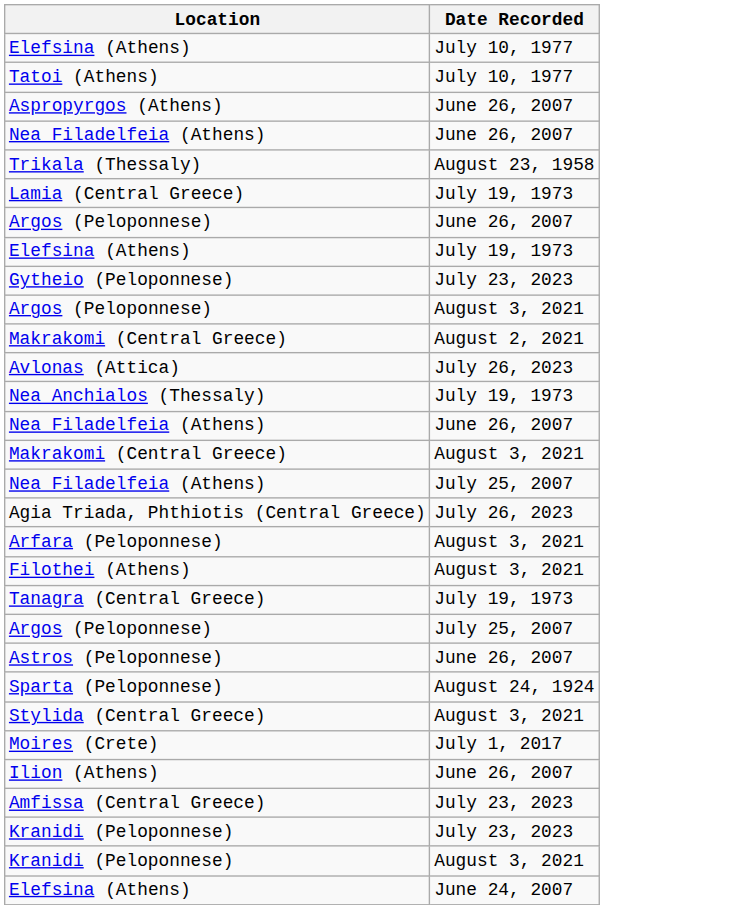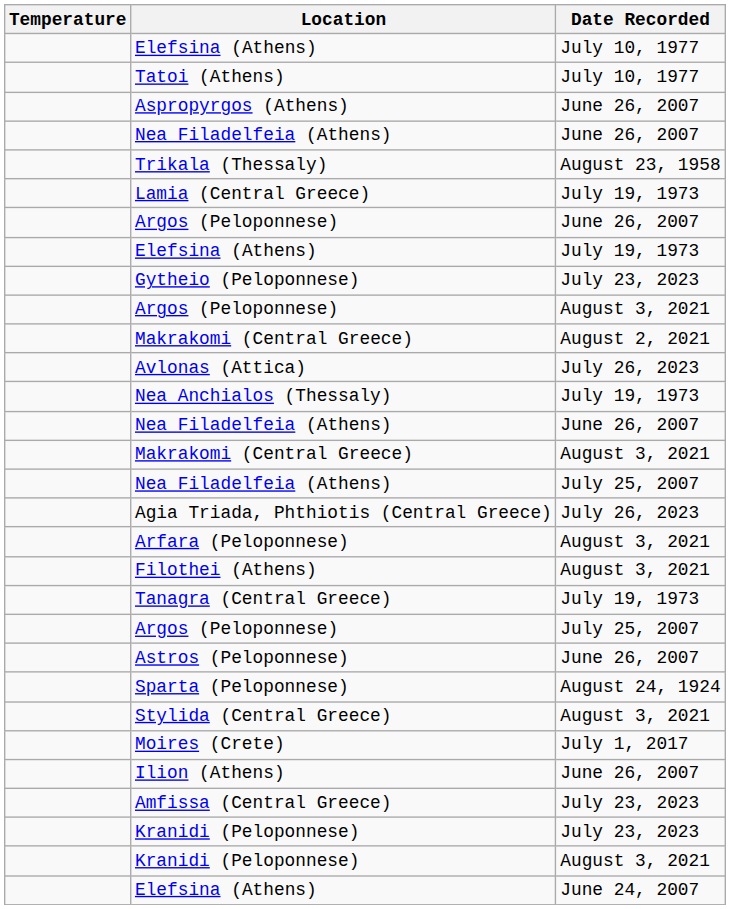+ column: (68, 19)
